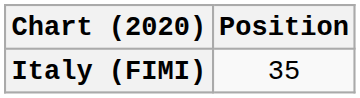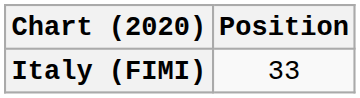(284, 71) 35 -> (284, 71) 33
